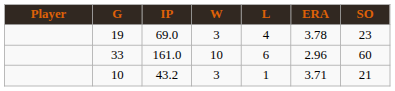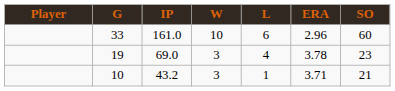rows swapped: (117, 55) <-> (117, 34)
